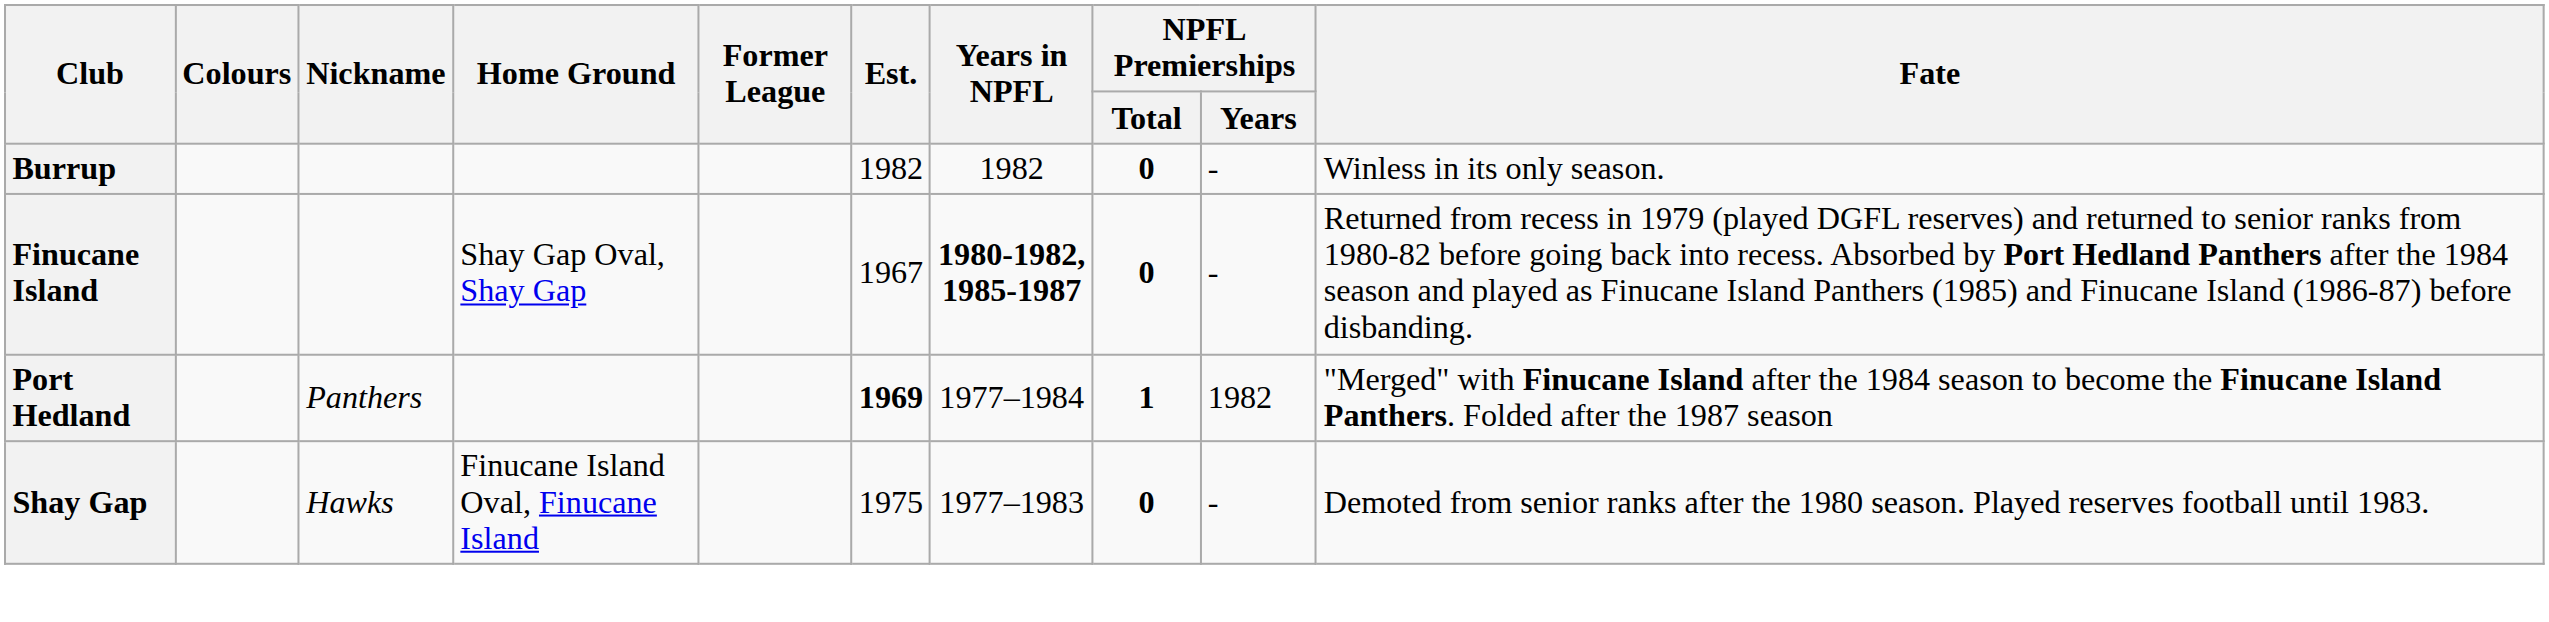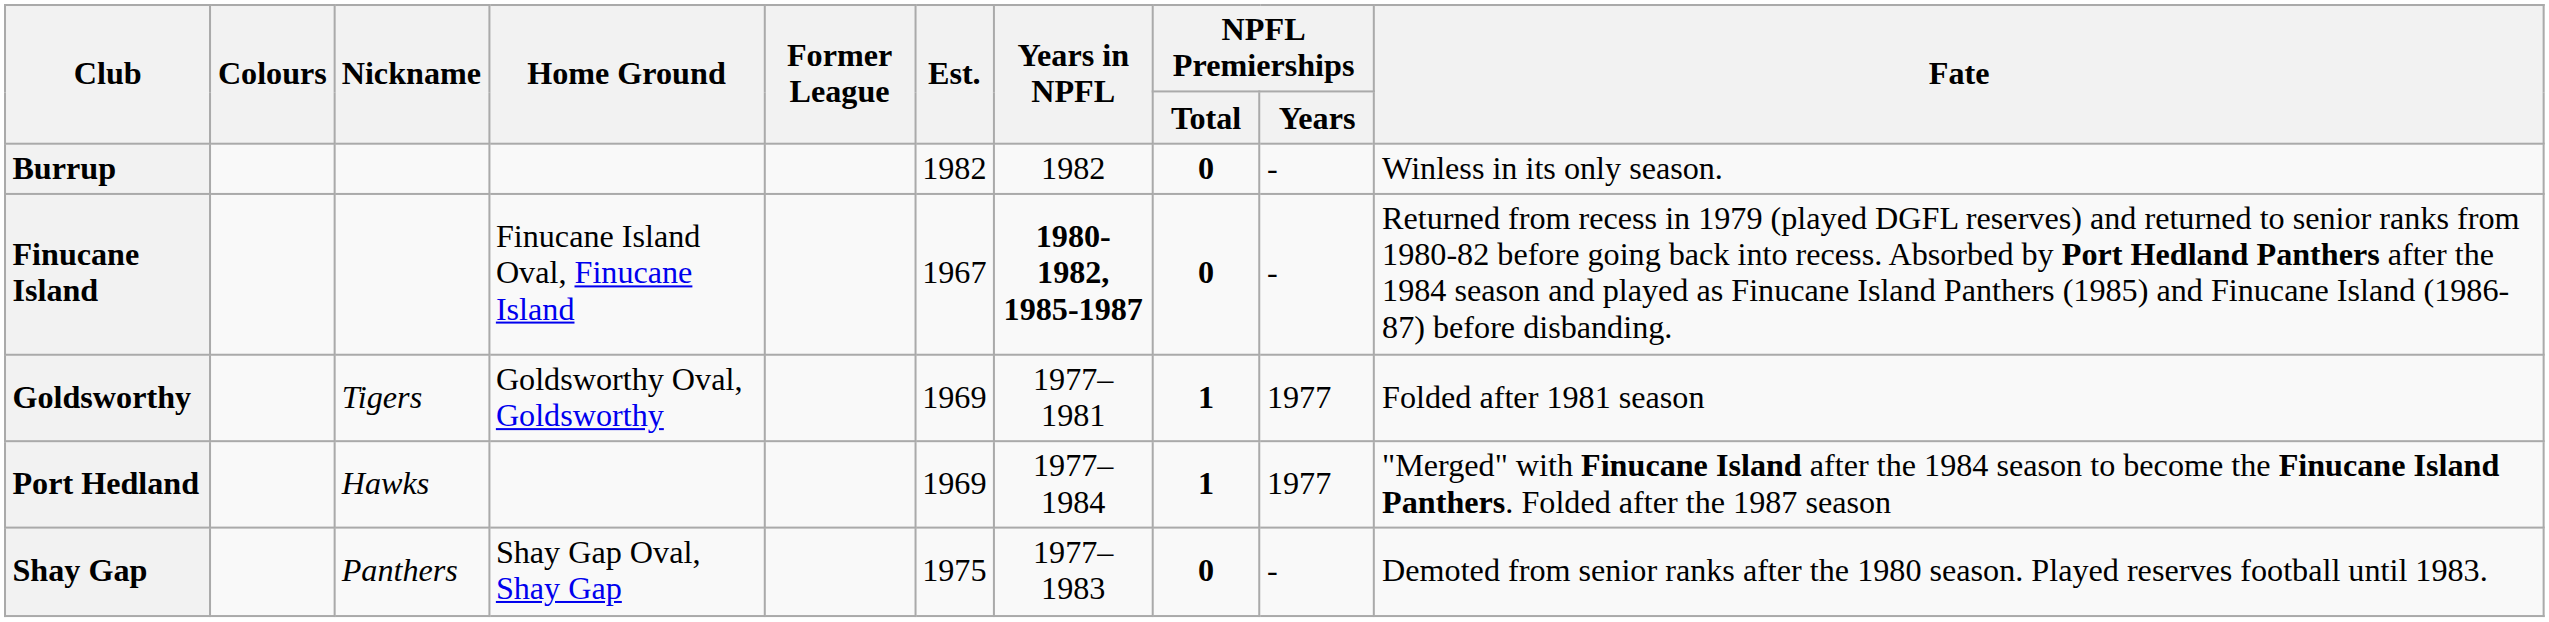(563, 273) Shay Gap Oval, Shay Gap -> (598, 273) Finucane Island Oval, Finucane Island
+ row: (102, 396)
(364, 396) Panthers -> (385, 484) Hawks
(891, 396) bold -> (954, 484) normal
(1240, 396) 1982 -> (1299, 484) 1977
(350, 502) Hawks -> (400, 571) Panthers
(563, 502) Finucane Island Oval, Finucane Island -> (598, 571) Shay Gap Oval, Shay Gap
